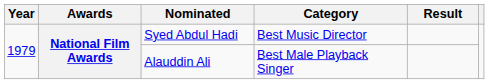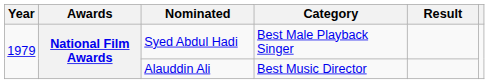(312, 34) Best Music Director -> (313, 41) Best Male Playback Singer
(313, 61) Best Male Playback Singer -> (312, 68) Best Music Director
